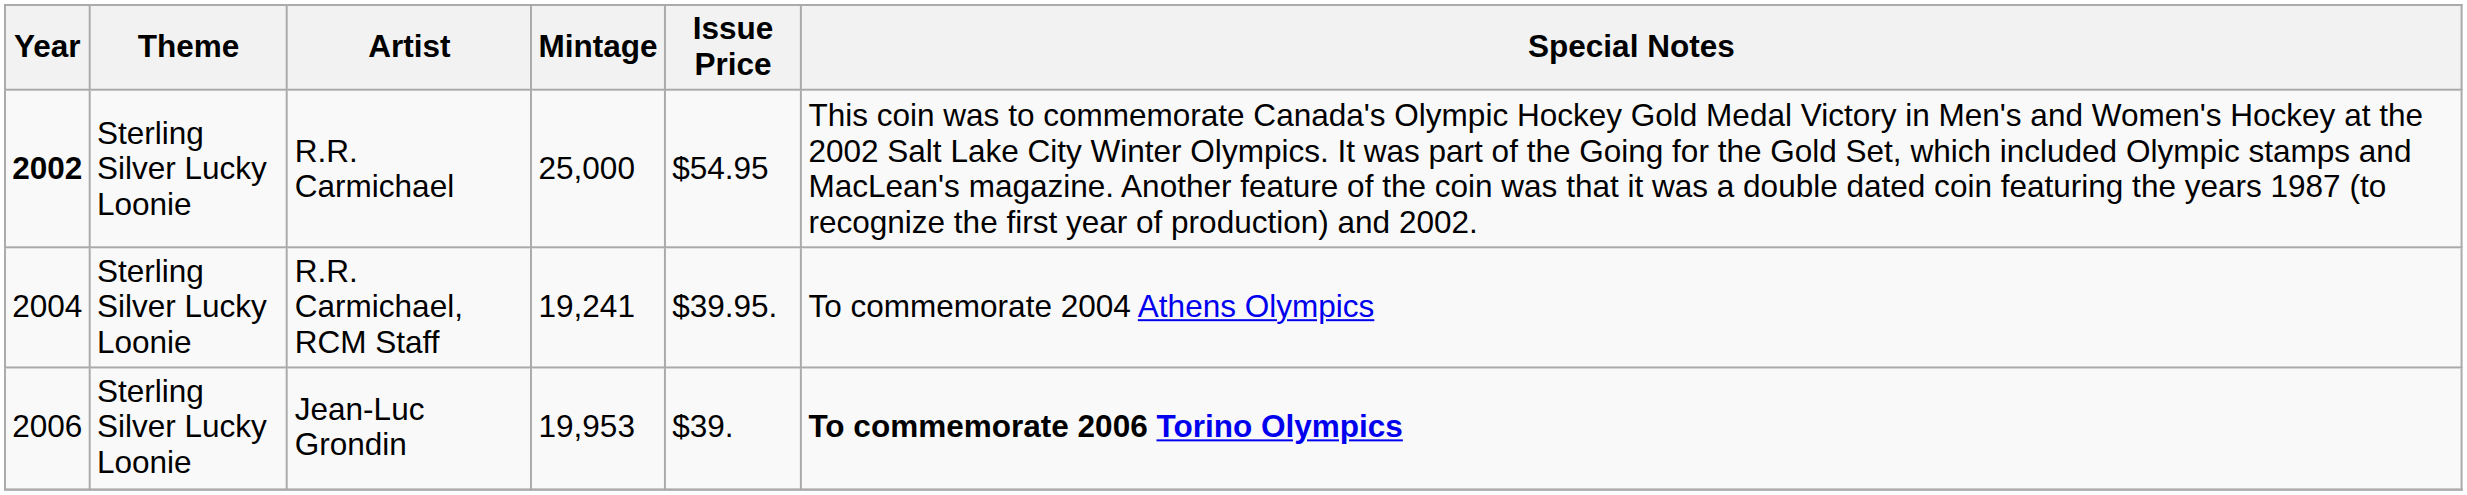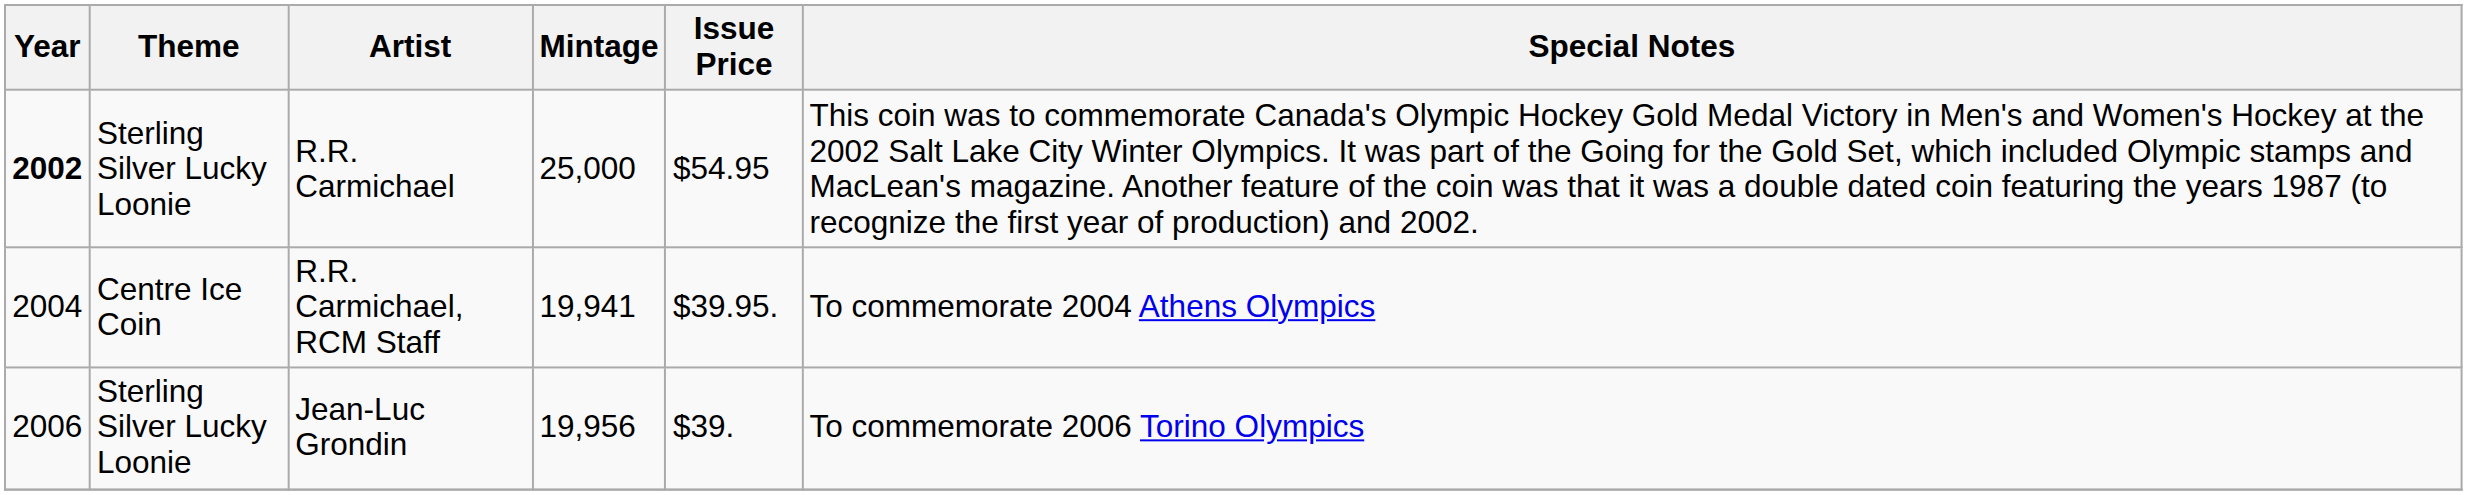(182, 306) Sterling Silver Lucky Loonie -> (170, 306) Centre Ice Coin
(587, 306) 19,241 -> (588, 306) 19,941
(587, 427) 19,953 -> (588, 427) 19,956
(1106, 427) bold -> (1087, 427) normal
